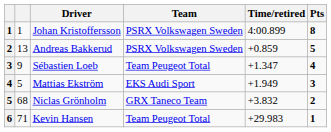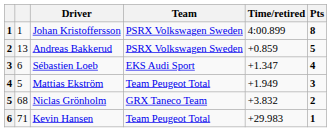(20, 66) 9 -> (20, 66) 6
(168, 66) Team Peugeot Total -> (160, 66) EKS Audi Sport
(160, 83) EKS Audi Sport -> (168, 83) Team Peugeot Total
